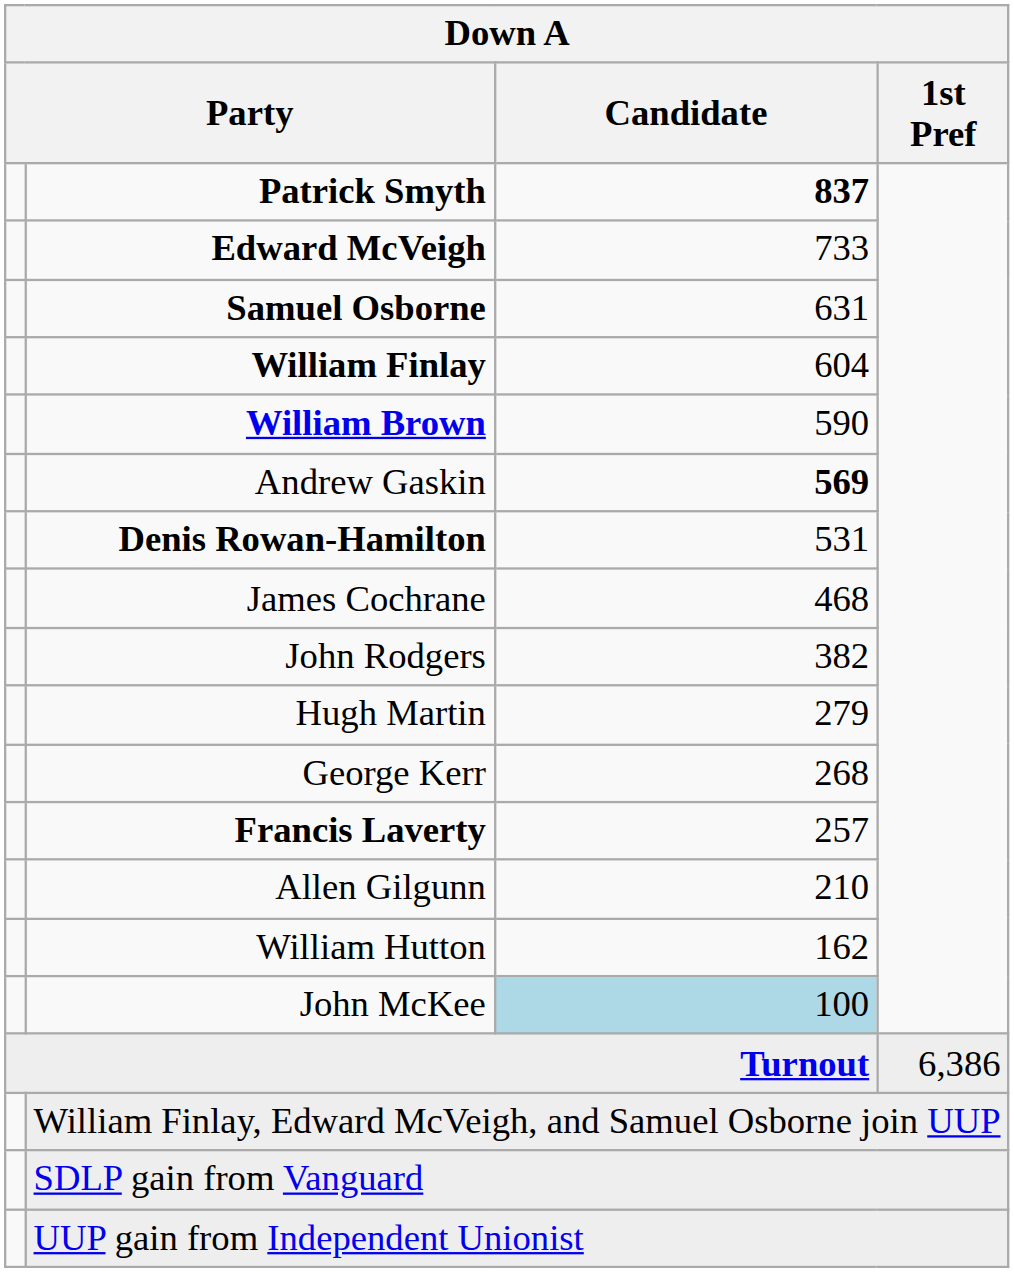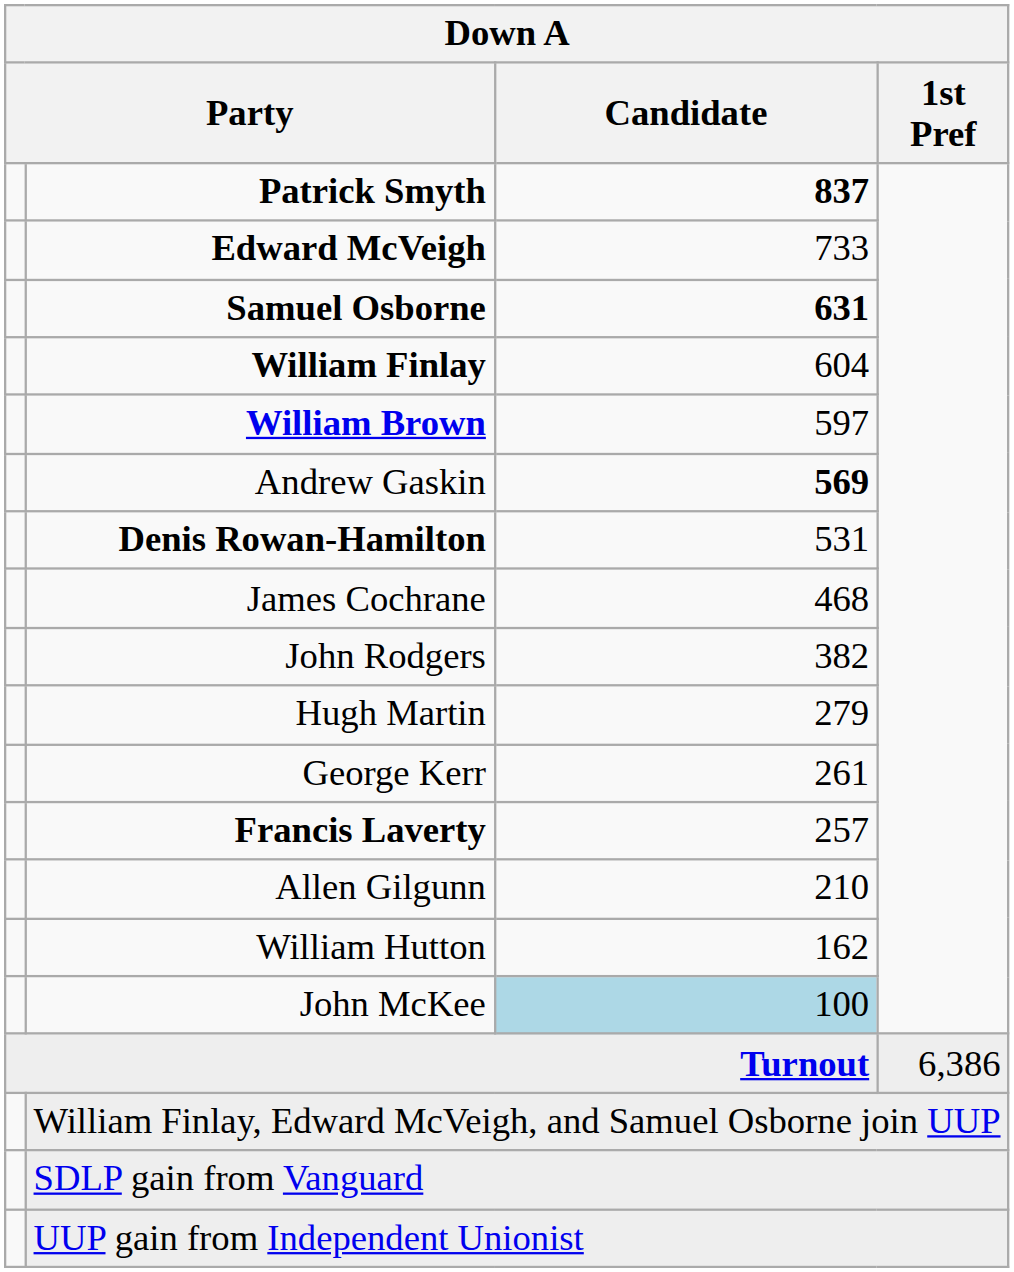(842, 307) normal -> (842, 307) bold
(842, 423) 590 -> (842, 423) 597
(842, 772) 268 -> (842, 772) 261
